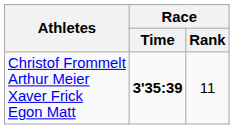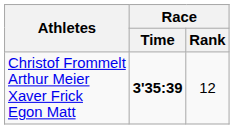(207, 88) 11 -> (207, 88) 12
